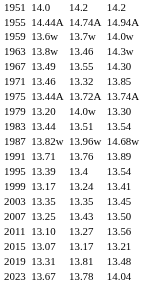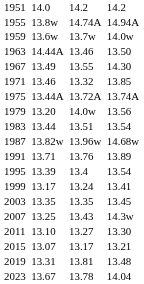(47, 22) 14.44A -> (45, 22) 13.8w
(45, 52) 13.8w -> (47, 52) 14.44A
(120, 52) 14.3w -> (119, 52) 13.50
(119, 112) 13.30 -> (119, 112) 13.56
(119, 216) 13.50 -> (120, 216) 14.3w
(119, 231) 13.56 -> (119, 231) 13.30
